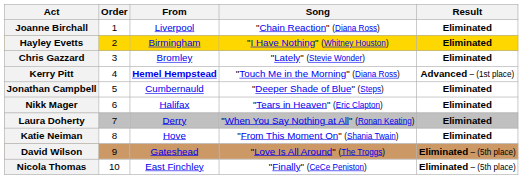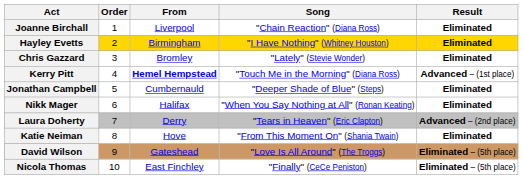(318, 105) "Tears in Heaven" (Eric Clapton) -> (318, 105) "When You Say Nothing at All" (Ronan Keating)
(318, 120) "When You Say Nothing at All" (Ronan Keating) -> (318, 120) "Tears in Heaven" (Eric Clapton)
(467, 120) Eliminated -> (467, 120) Advanced – (2nd place)
